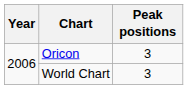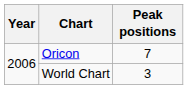(148, 53) 3 -> (148, 53) 7
